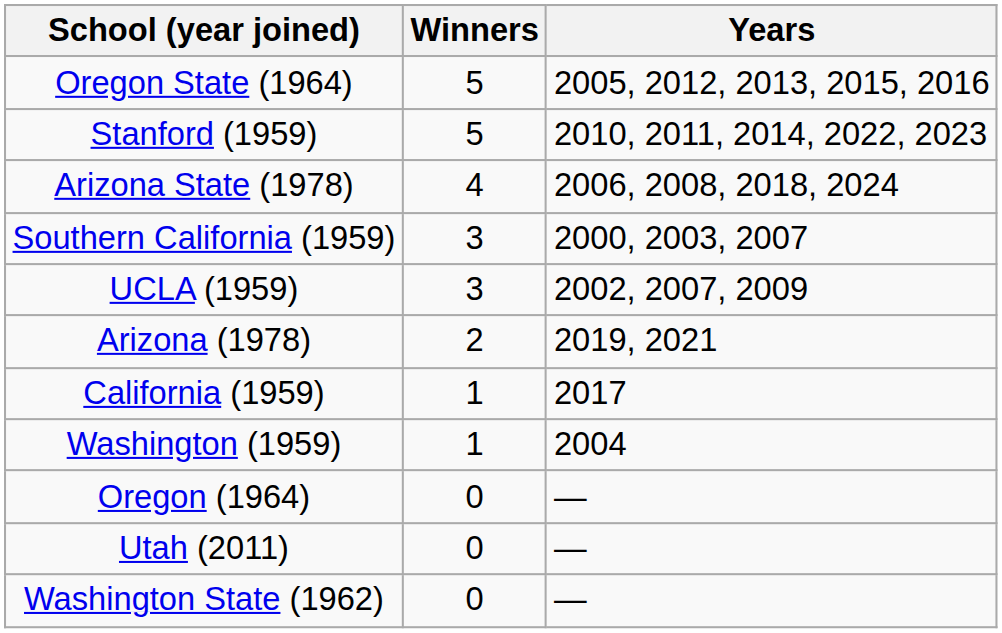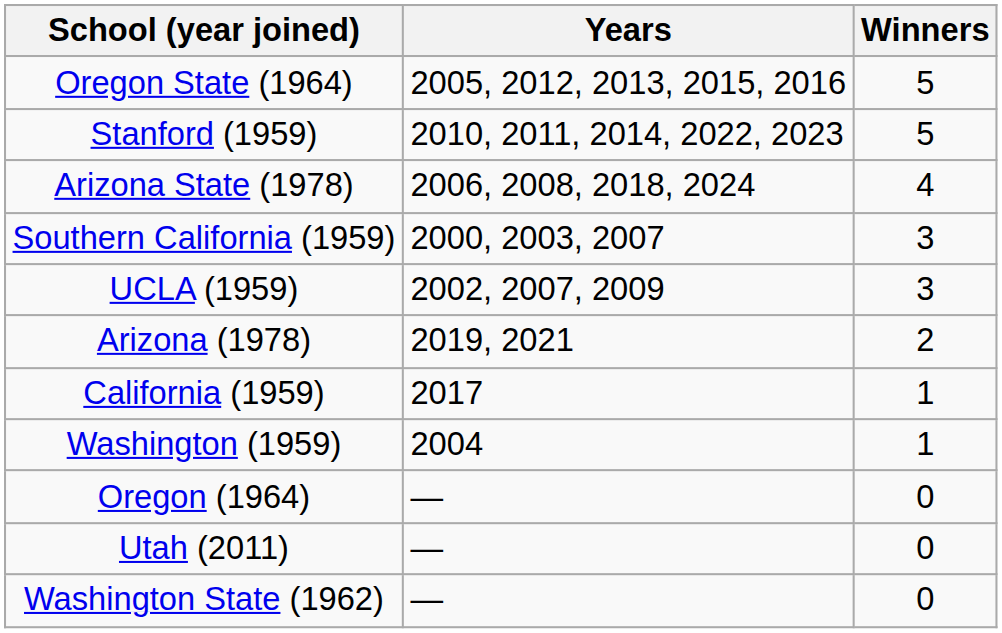columns swapped: (475, 30) <-> (772, 30)
